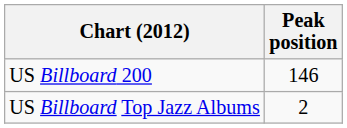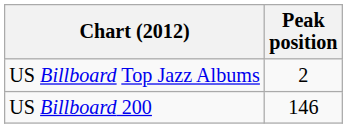rows swapped: (81, 75) <-> (135, 107)
